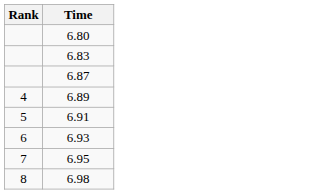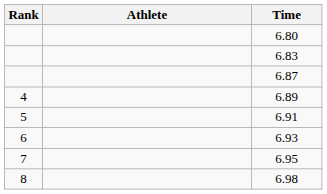+ column: (147, 14)
